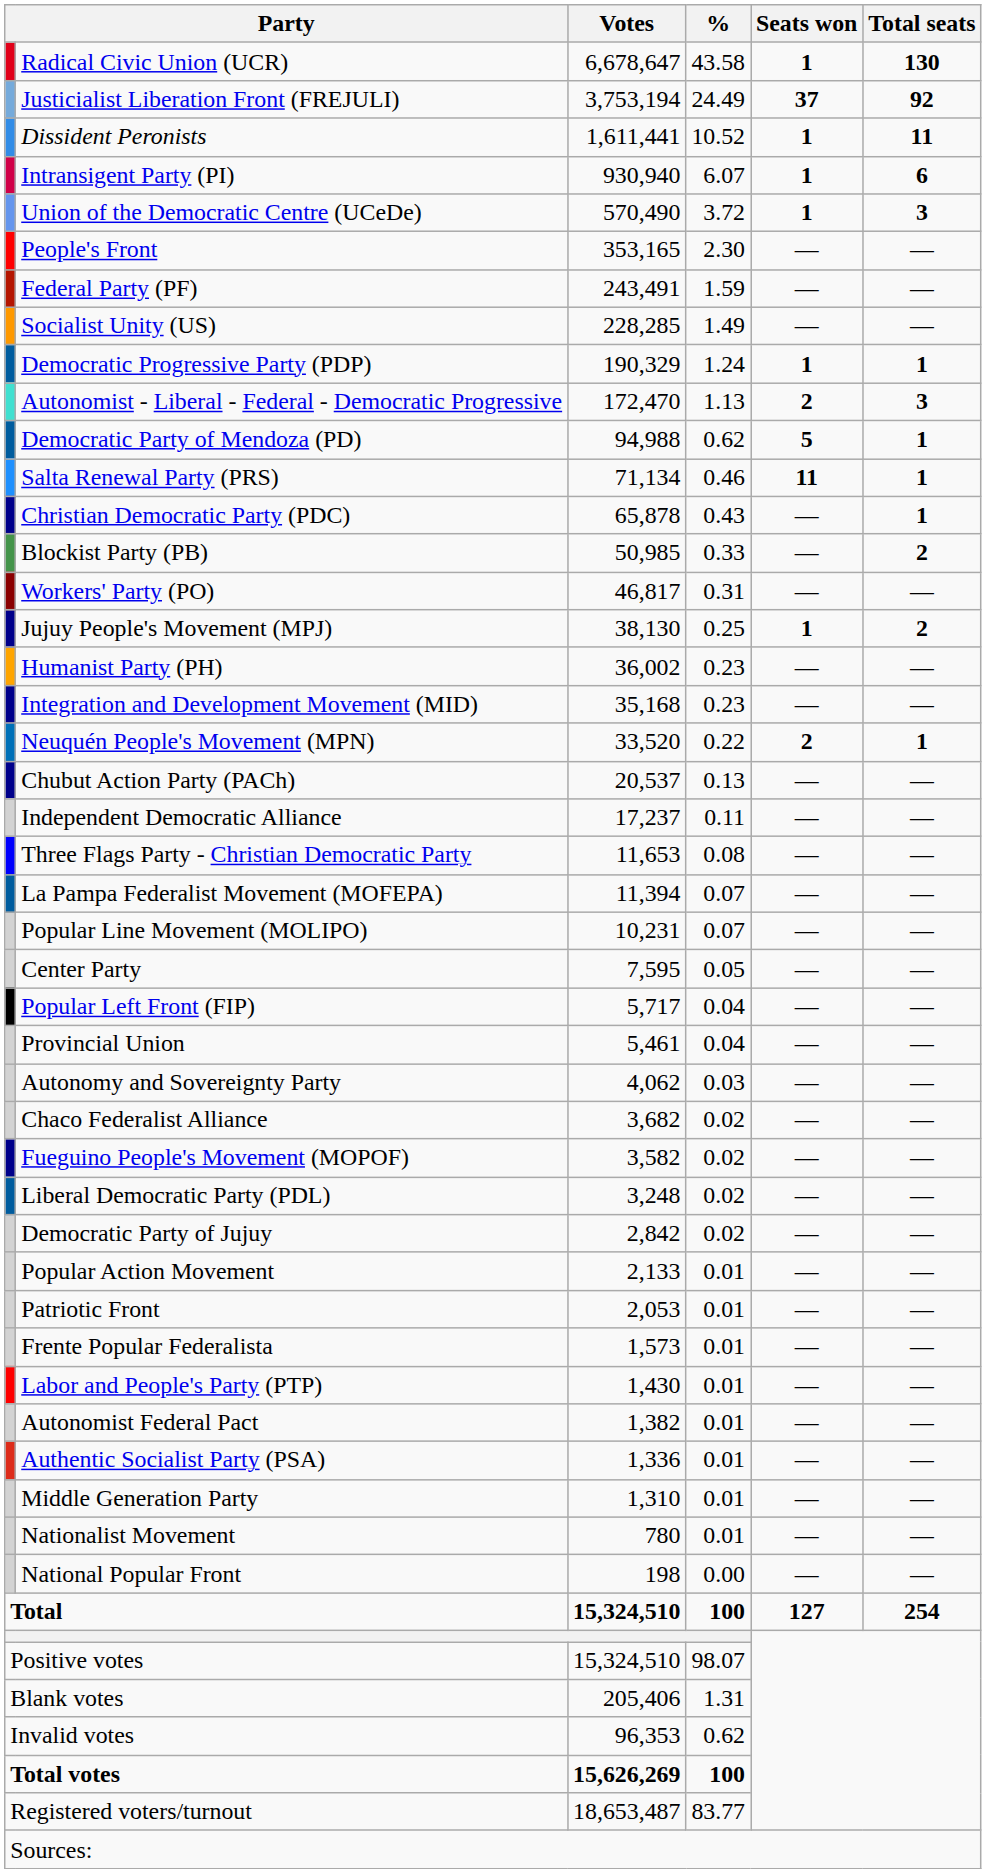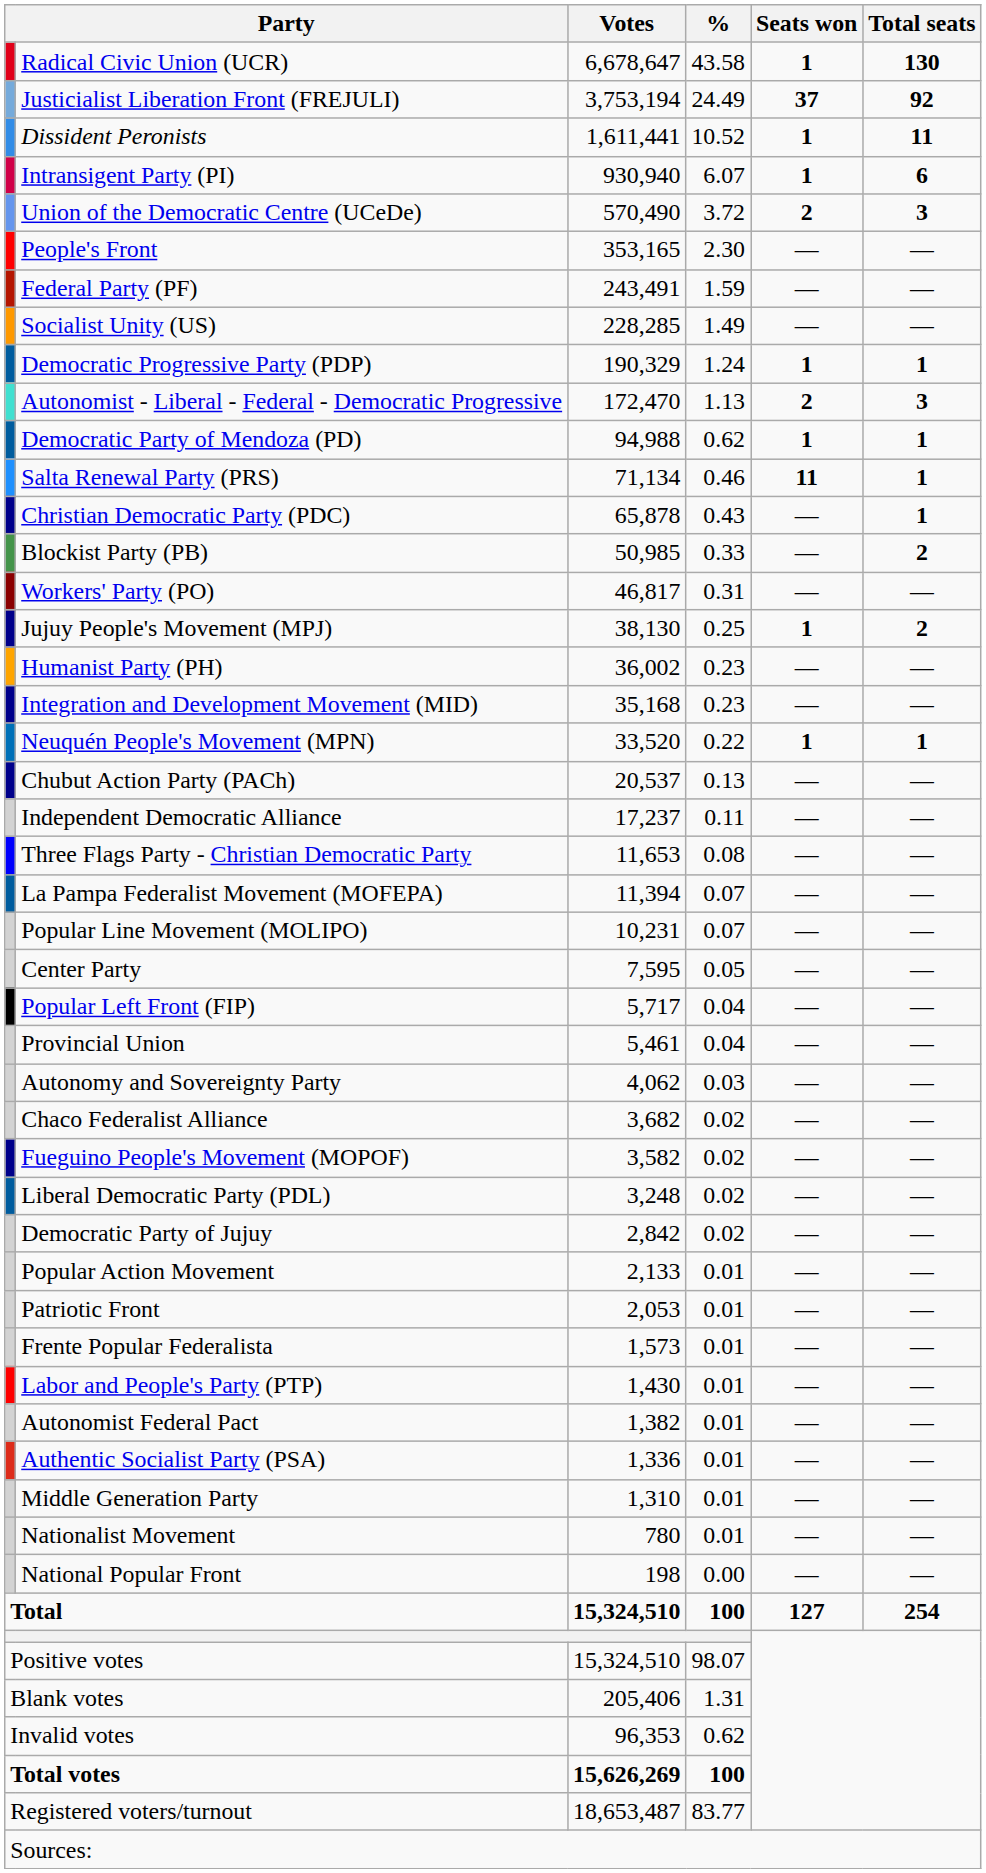(807, 212) 1 -> (807, 212) 2
(807, 439) 5 -> (807, 439) 1
(807, 741) 2 -> (807, 741) 1
